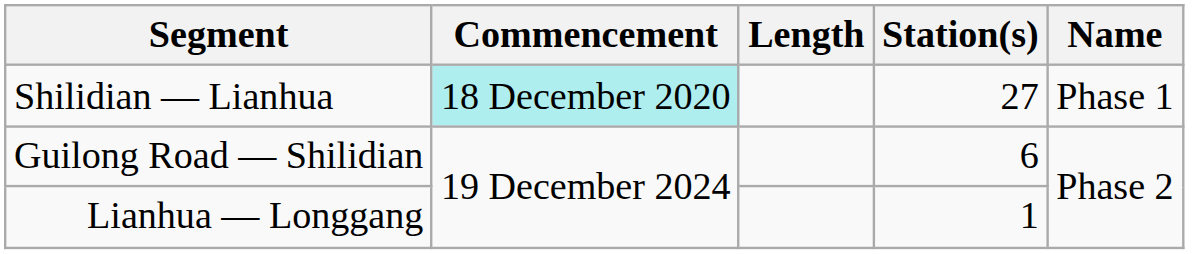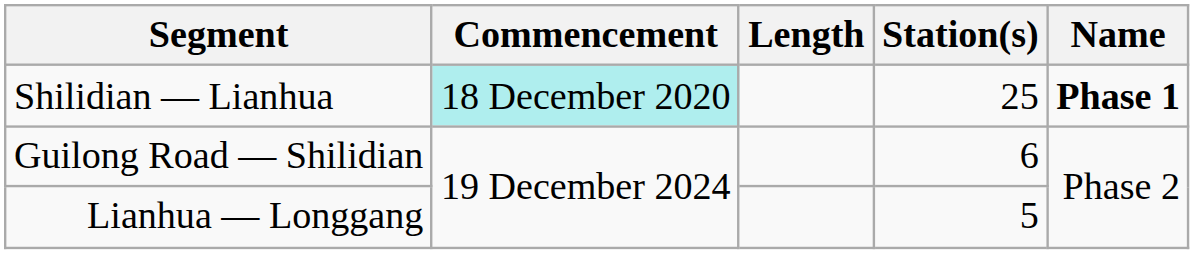(1020, 95) 27 -> (1020, 95) 25
(1115, 95) normal -> (1118, 95) bold
(1029, 215) 1 -> (1029, 215) 5
